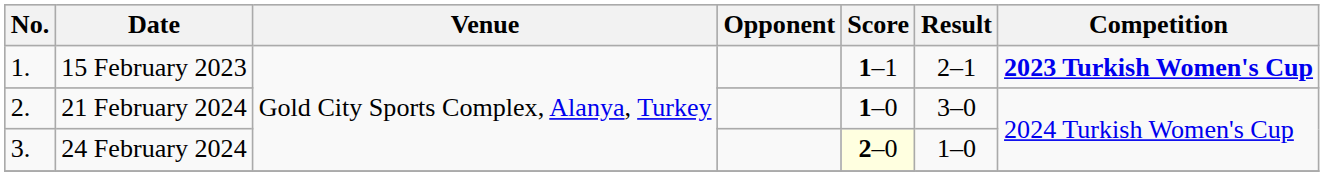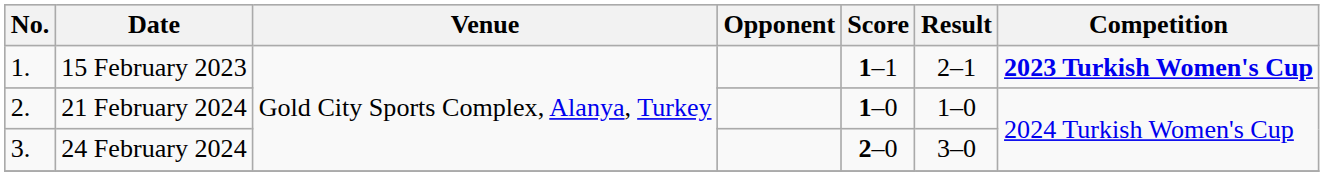(957, 107) 3–0 -> (957, 107) 1–0
(878, 149) lightyellow background -> (878, 149) no background
(957, 149) 1–0 -> (957, 149) 3–0
